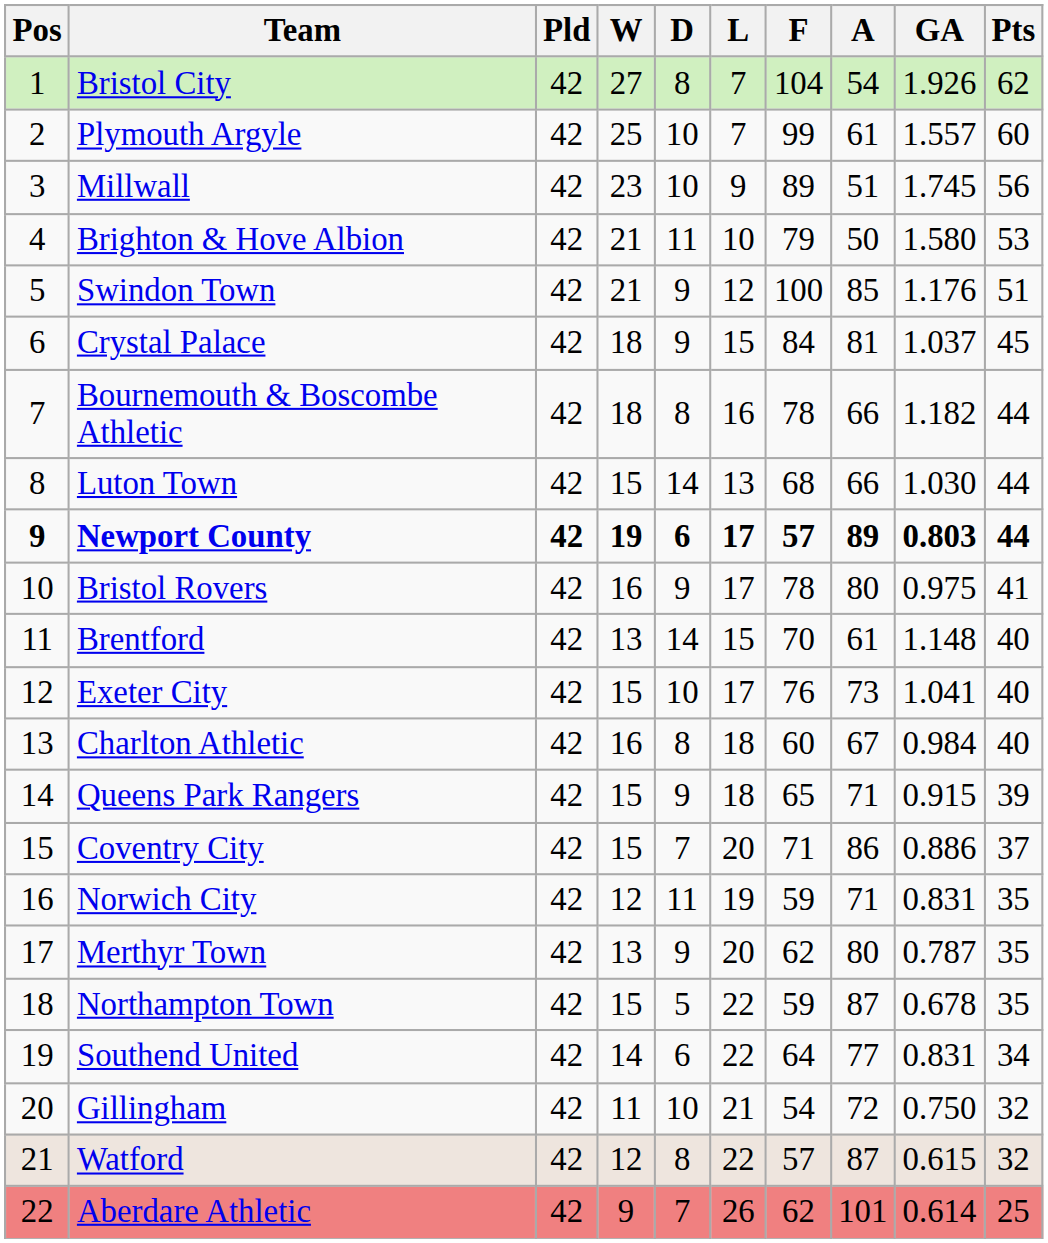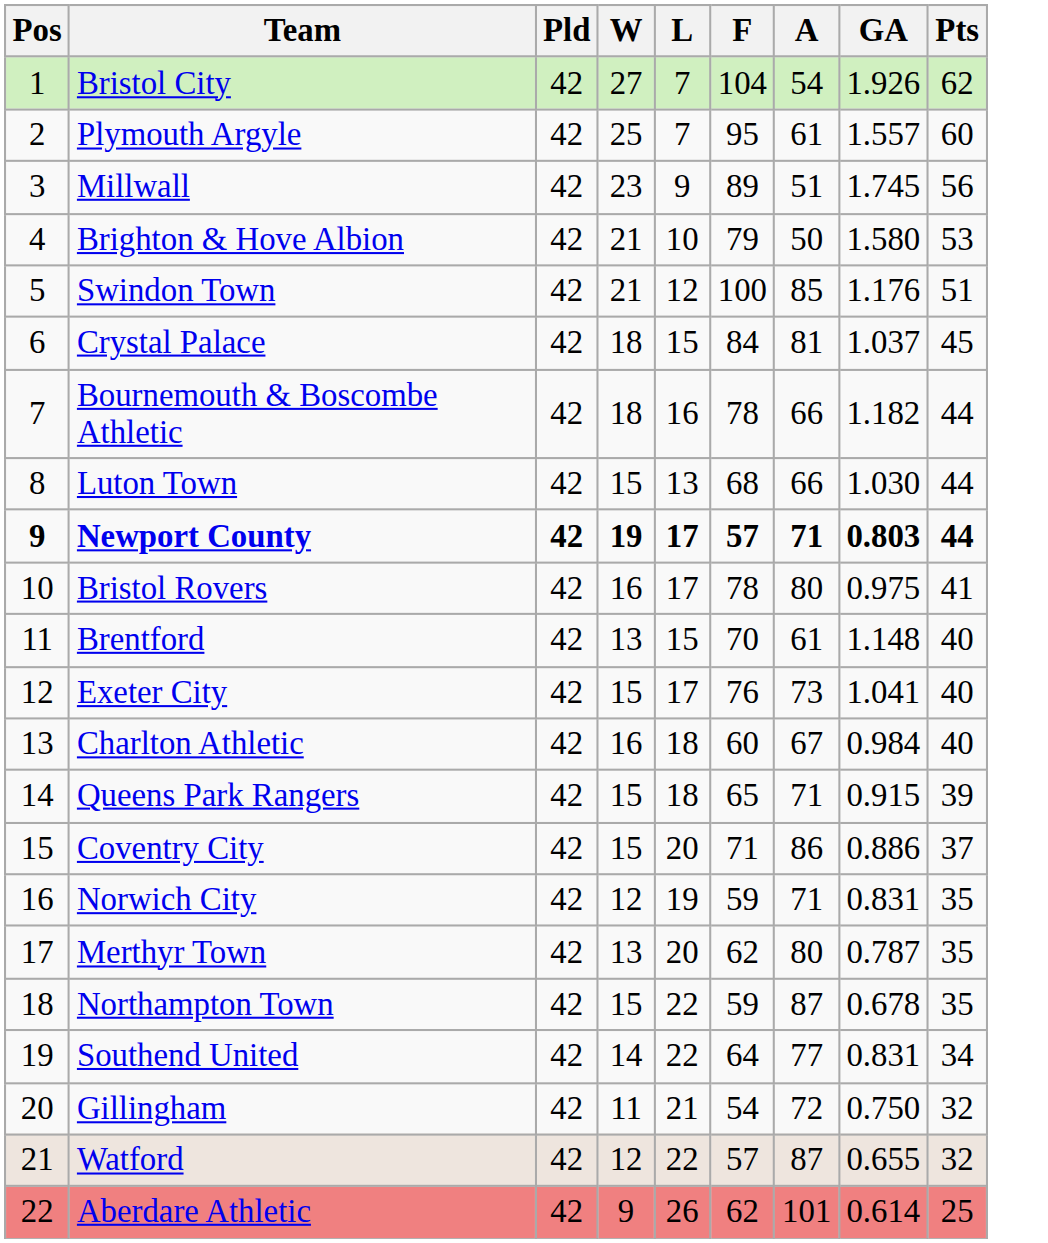- column: (682, 30)
(799, 134) 99 -> (742, 134) 95
(863, 535) 89 -> (807, 535) 71
(939, 1159) 0.615 -> (883, 1159) 0.655
